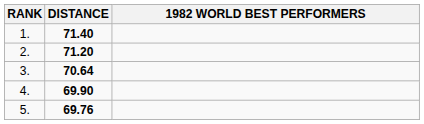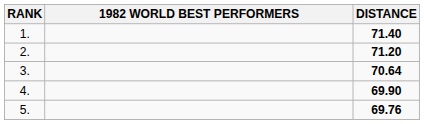columns swapped: (266, 14) <-> (78, 14)
